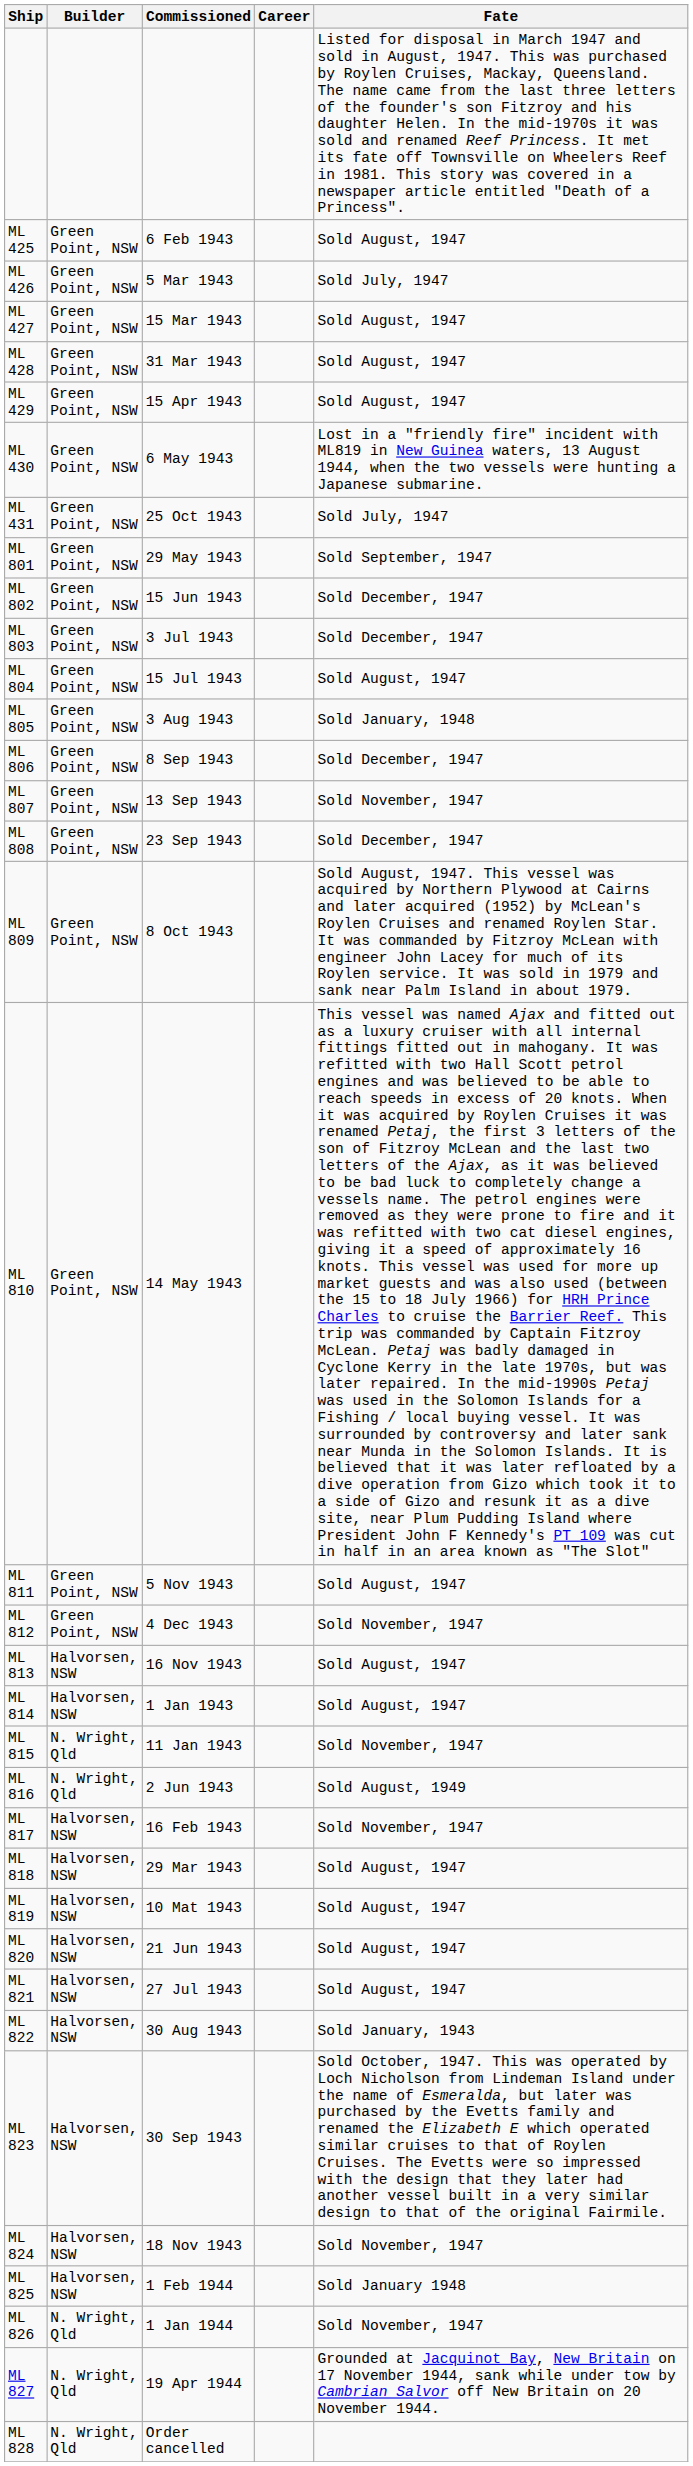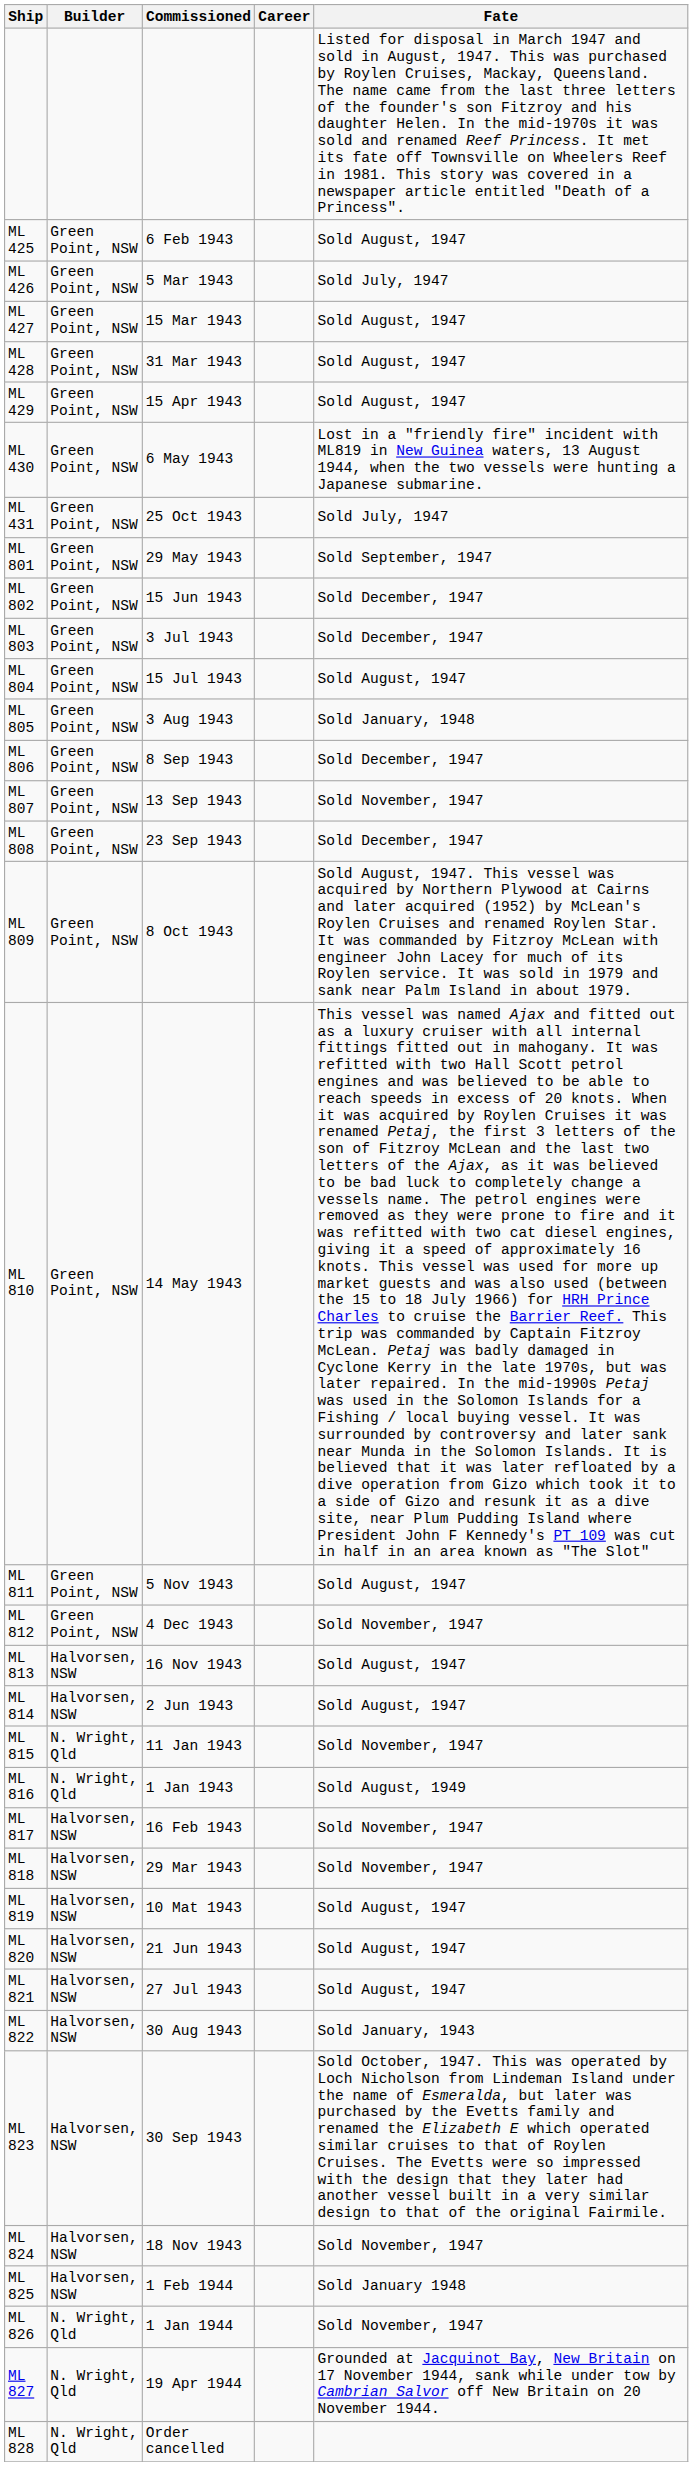(189, 1706) 1 Jan 1943 -> (189, 1706) 2 Jun 1943
(189, 1787) 2 Jun 1943 -> (189, 1787) 1 Jan 1943
(392, 1868) Sold August, 1947 -> (401, 1868) Sold November, 1947
